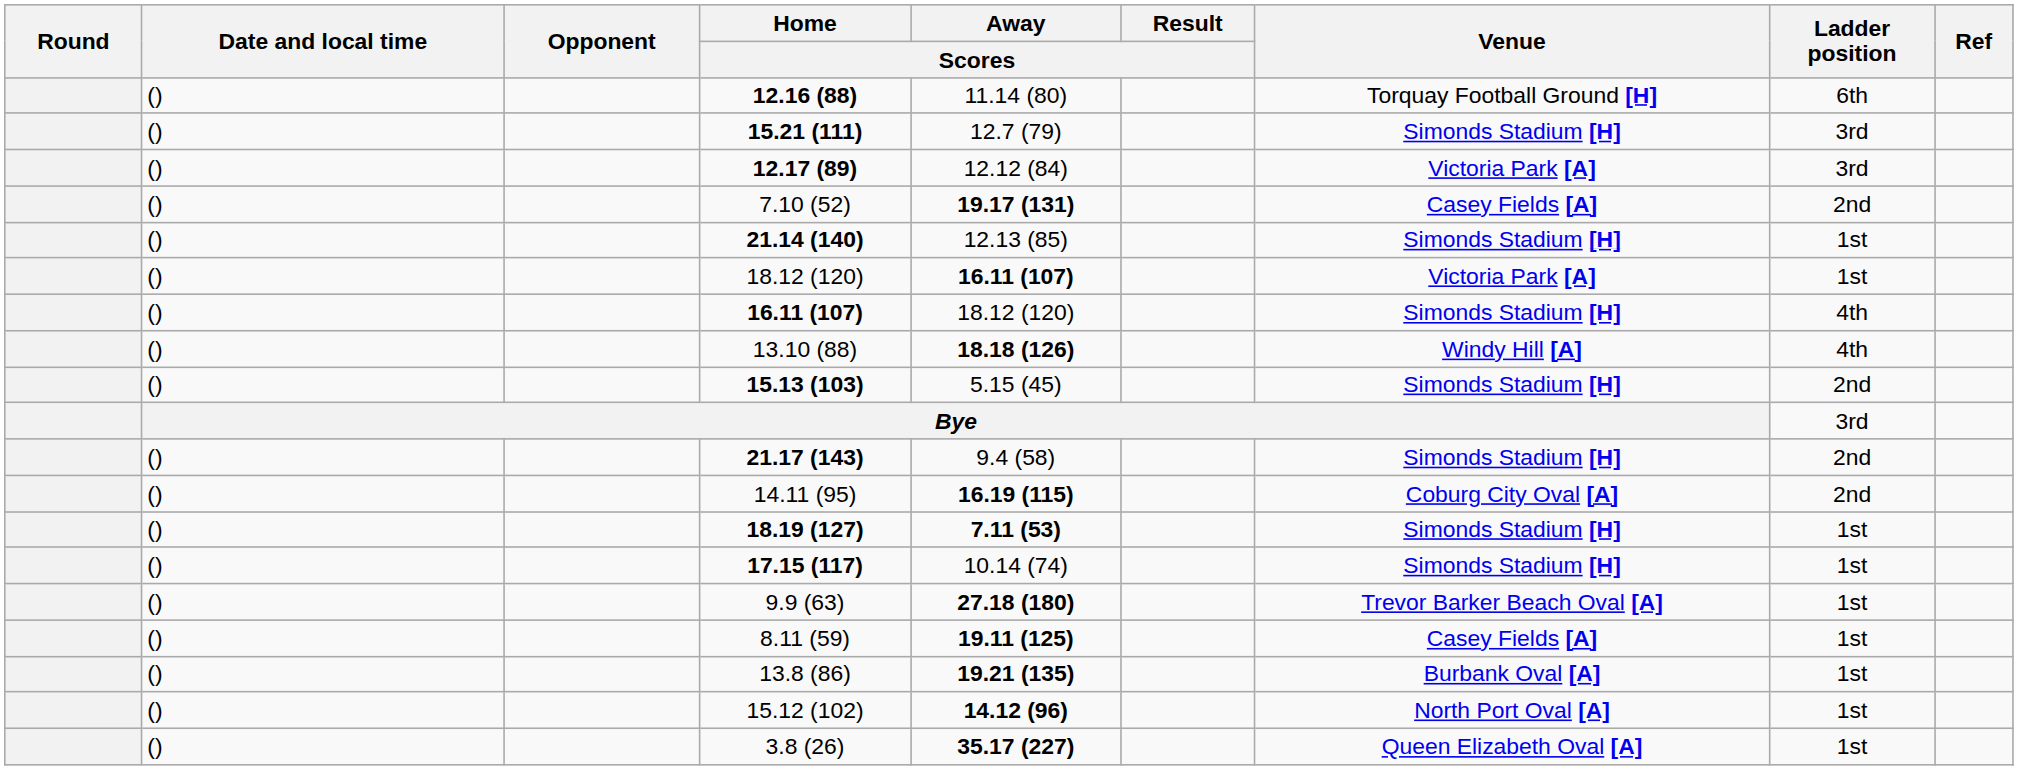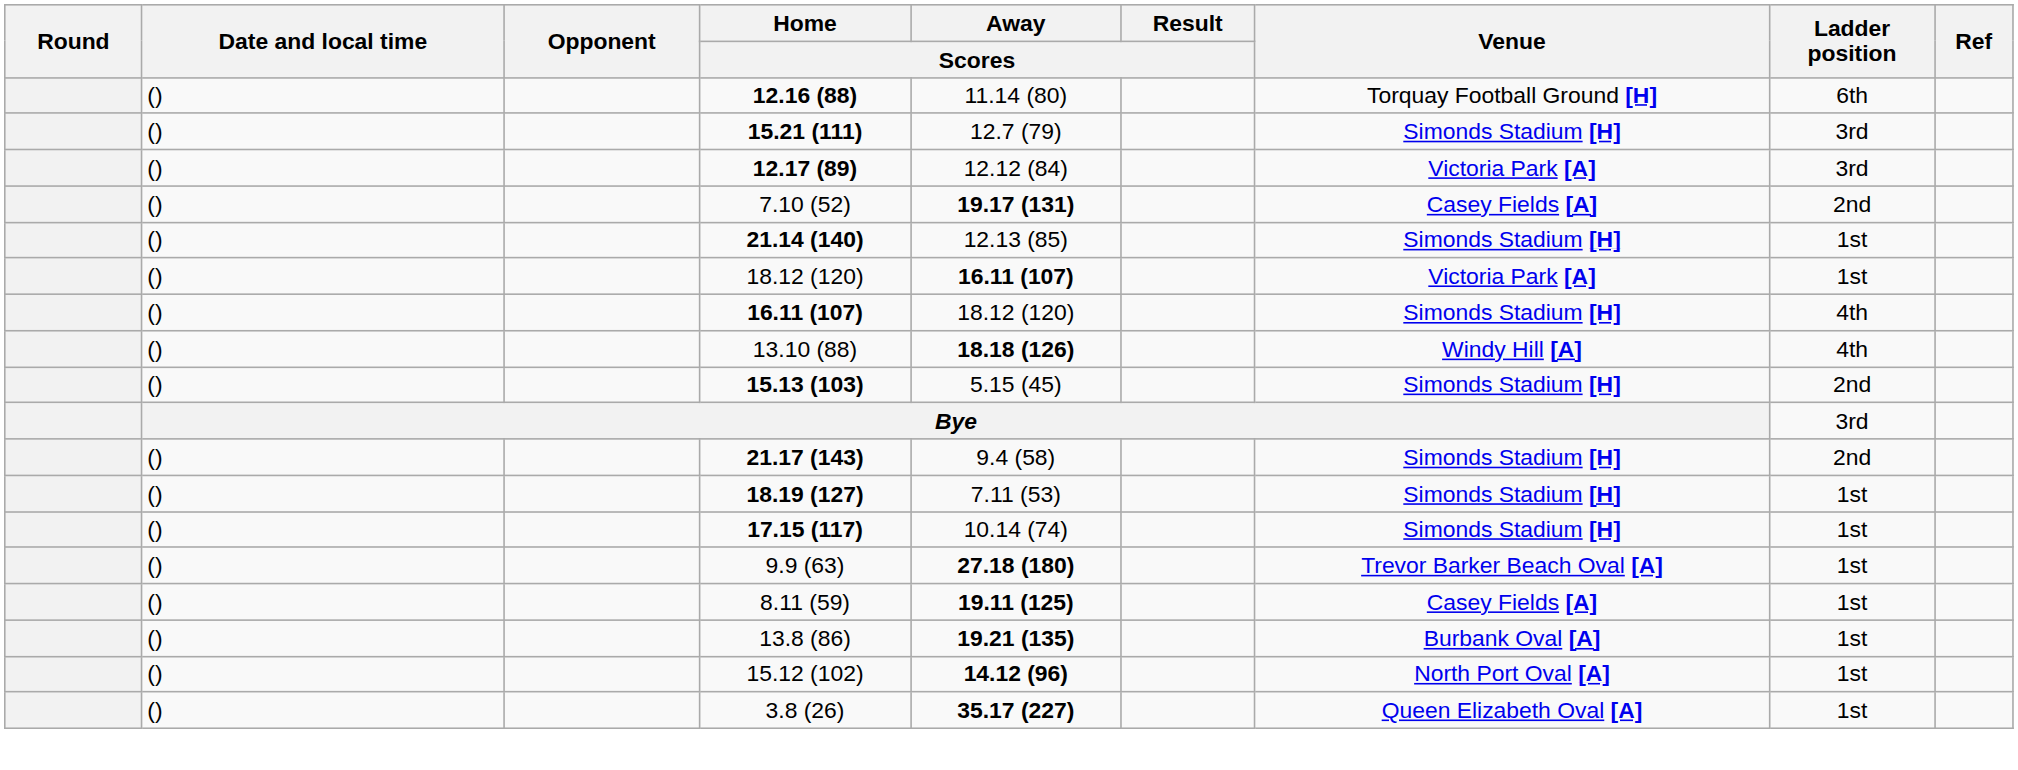- row: (805, 494)
(1016, 530) bold -> (1016, 494) normal
